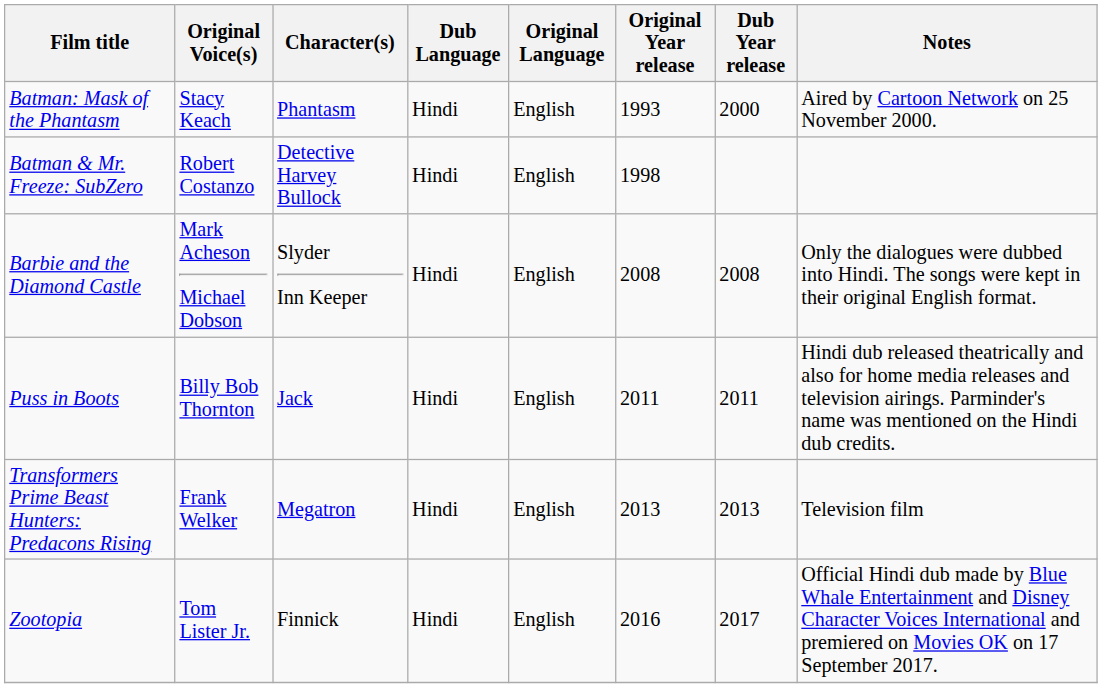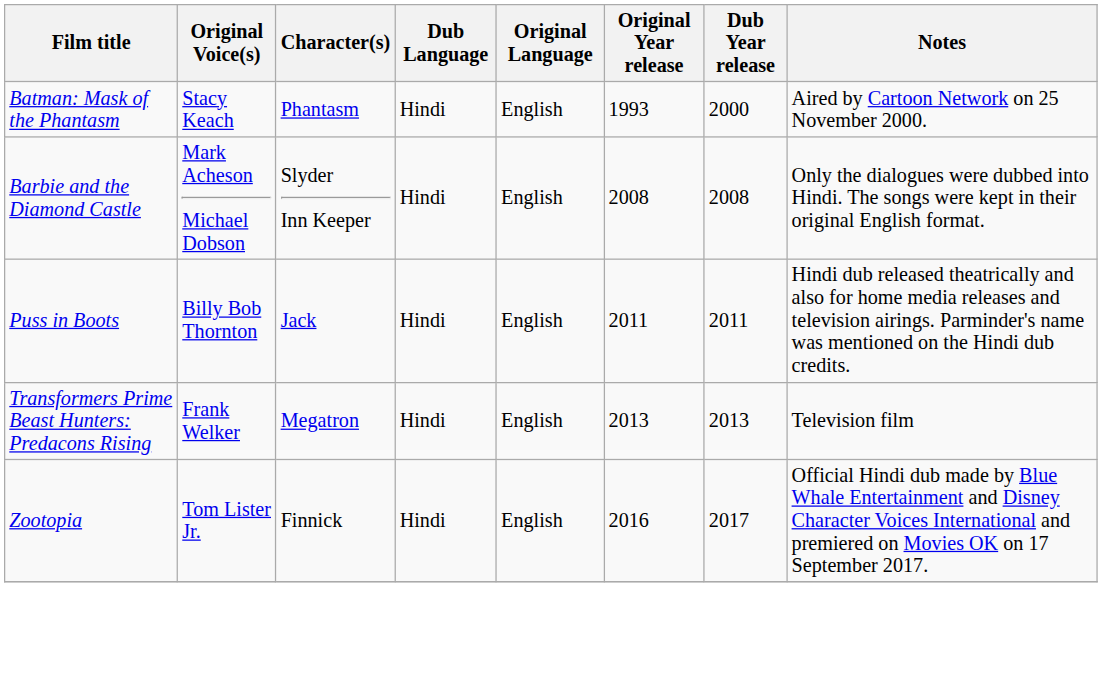- row: (76, 175)
